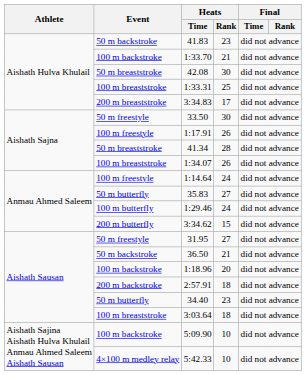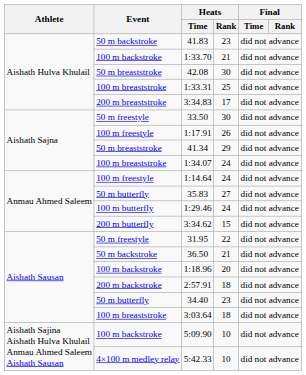(226, 148) 28 -> (226, 148) 29
(226, 163) 26 -> (226, 163) 24
(226, 239) 27 -> (226, 239) 22
